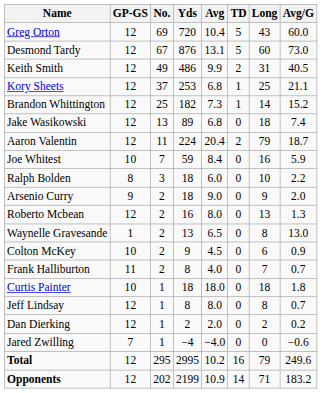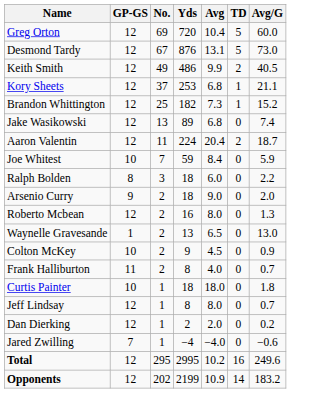- column: (265, 13)
